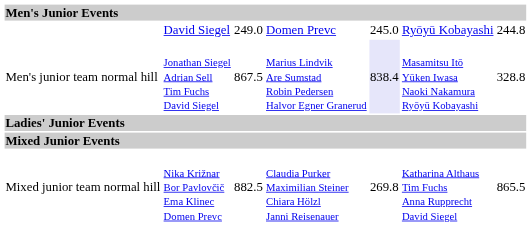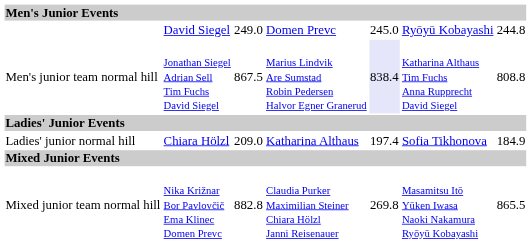(440, 84) Masamitsu Itō Yūken Iwasa Naoki Nakamura Ryōyū Kobayashi -> (441, 84) Katharina Althaus Tim Fuchs Anna Rupprecht David Siegel
(511, 76) 328.8 -> (511, 76) 808.8
+ row: (70, 140)
(248, 187) 882.5 -> (248, 204) 882.8
(441, 195) Katharina Althaus Tim Fuchs Anna Rupprecht David Siegel -> (440, 212) Masamitsu Itō Yūken Iwasa Naoki Nakamura Ryōyū Kobayashi
